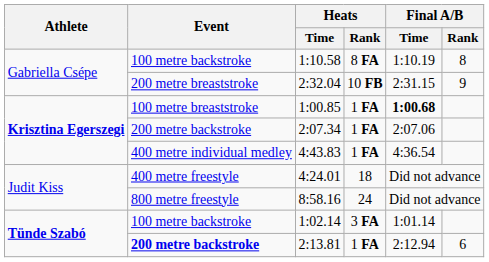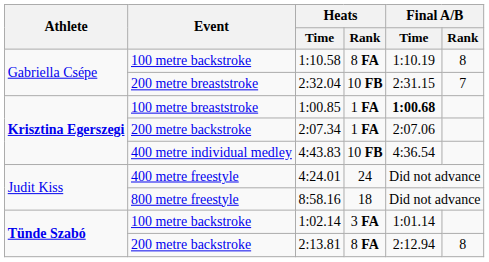(463, 84) 9 -> (463, 84) 7
(365, 153) 1 FA -> (365, 153) 10 FB
(365, 176) 18 -> (365, 176) 24
(365, 199) 24 -> (365, 199) 18
(195, 245) bold -> (191, 245) normal
(365, 245) 1 FA -> (365, 245) 8 FA
(463, 245) 6 -> (463, 245) 8
